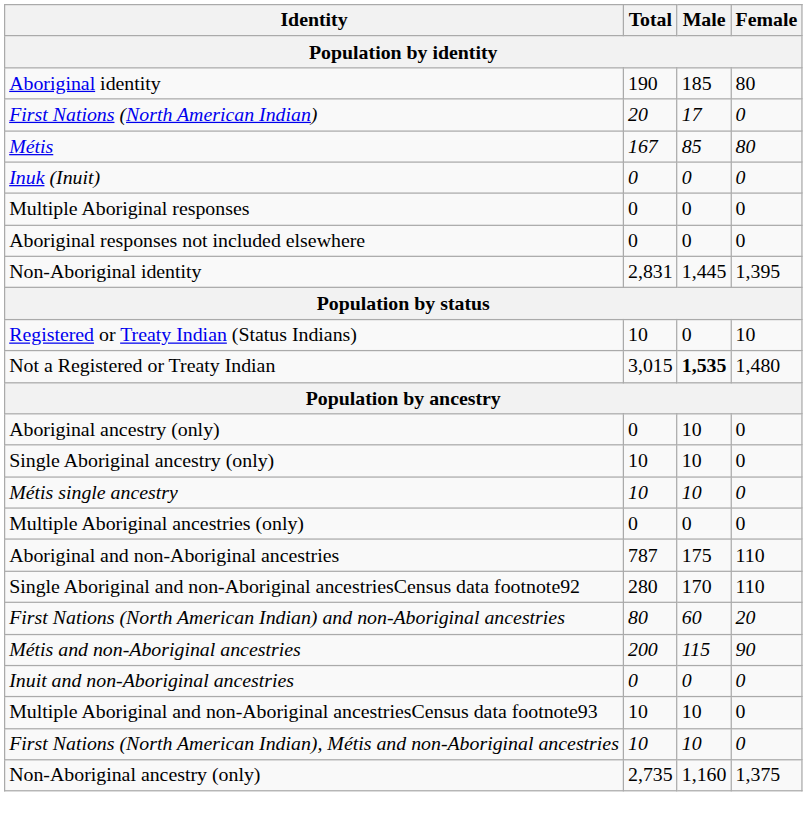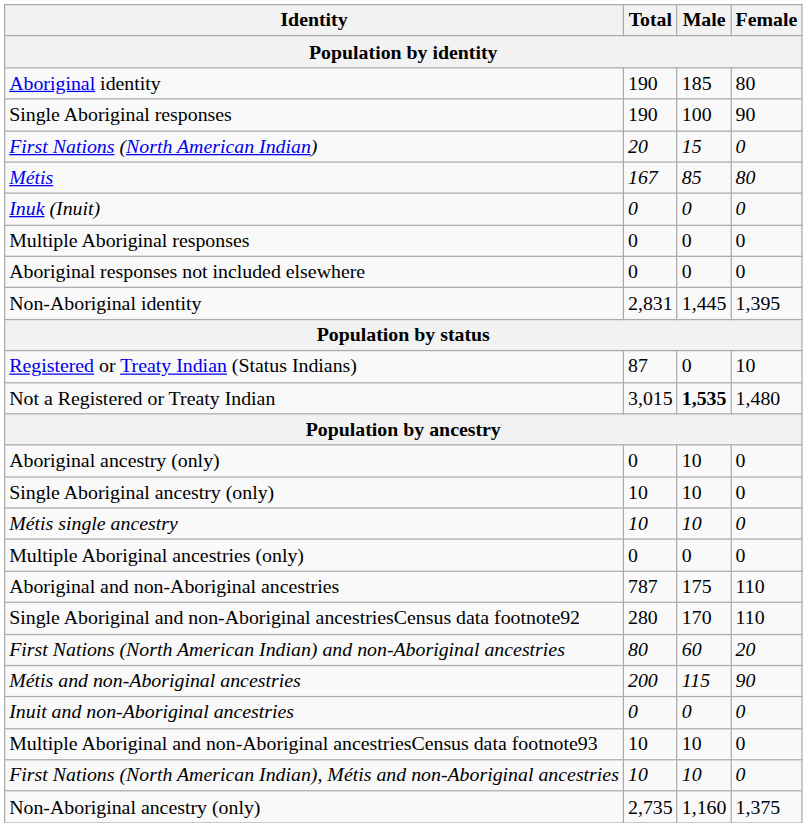+ row: (121, 114)
(692, 114) 17 -> (692, 146) 15
(638, 334) 10 -> (638, 366) 87
